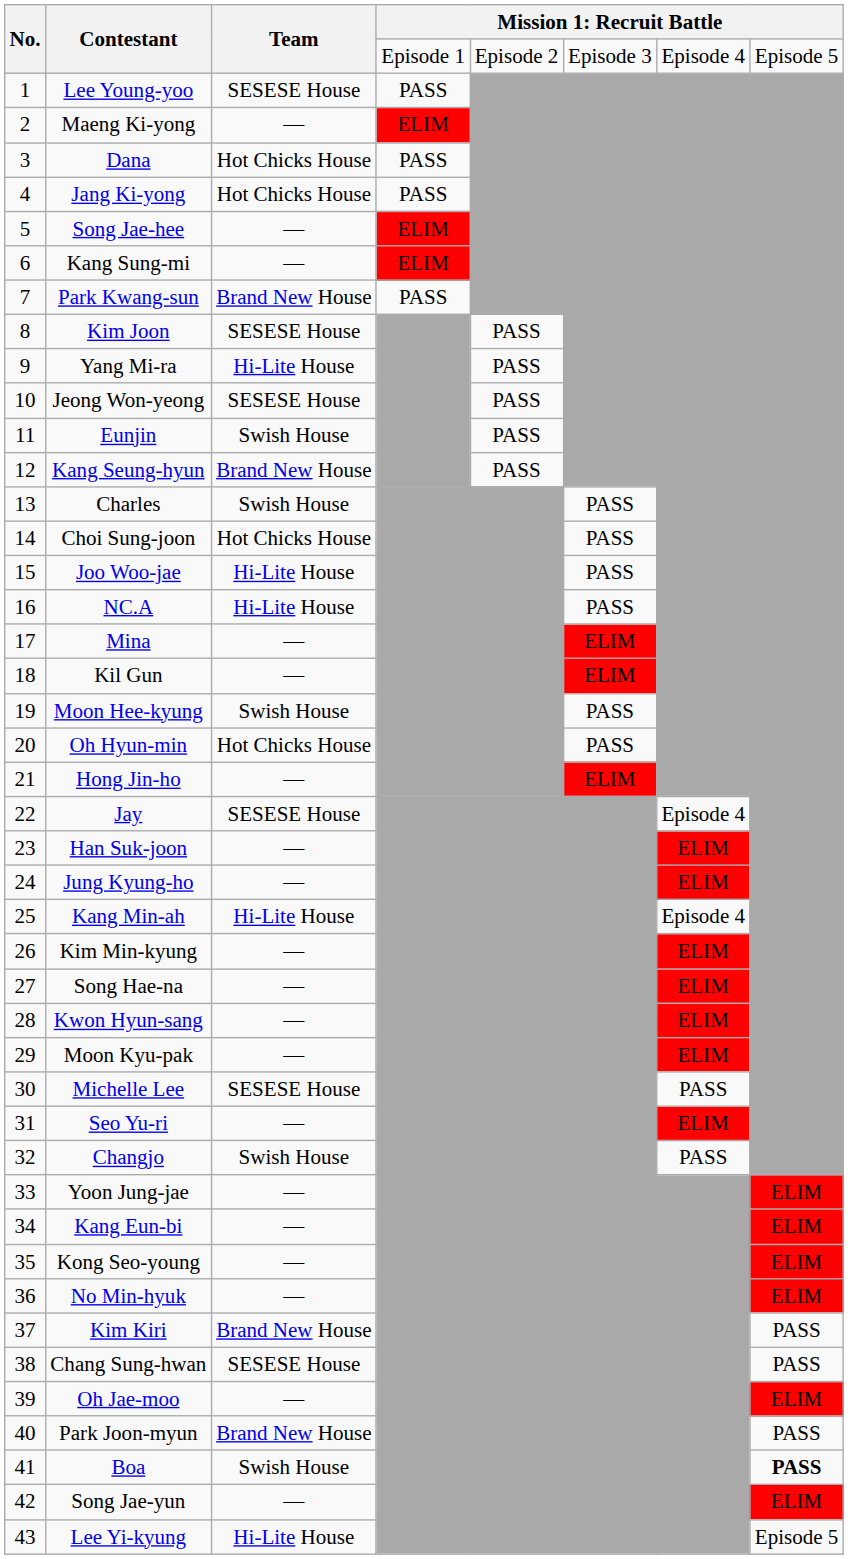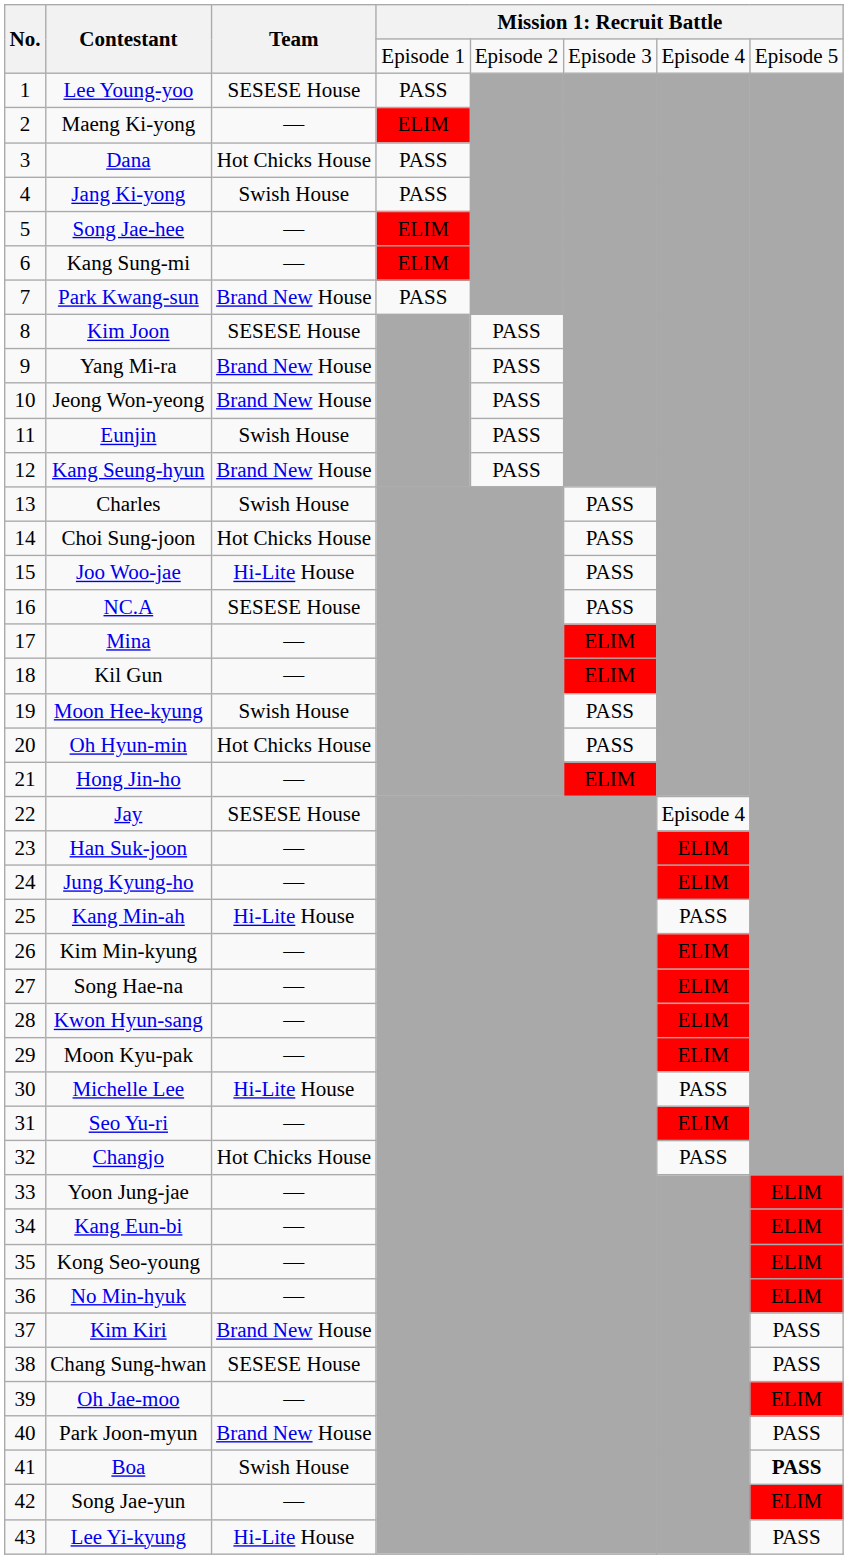(294, 194) Hot Chicks House -> (294, 194) Swish House
(294, 366) Hi-Lite House -> (294, 366) Brand New House
(294, 400) SESESE House -> (294, 400) Brand New House
(294, 607) Hi-Lite House -> (294, 607) SESESE House
(703, 917) Episode 4 -> (703, 917) PASS
(294, 1089) SESESE House -> (294, 1089) Hi-Lite House
(294, 1157) Swish House -> (294, 1157) Hot Chicks House
(797, 1536) Episode 5 -> (797, 1536) PASS
